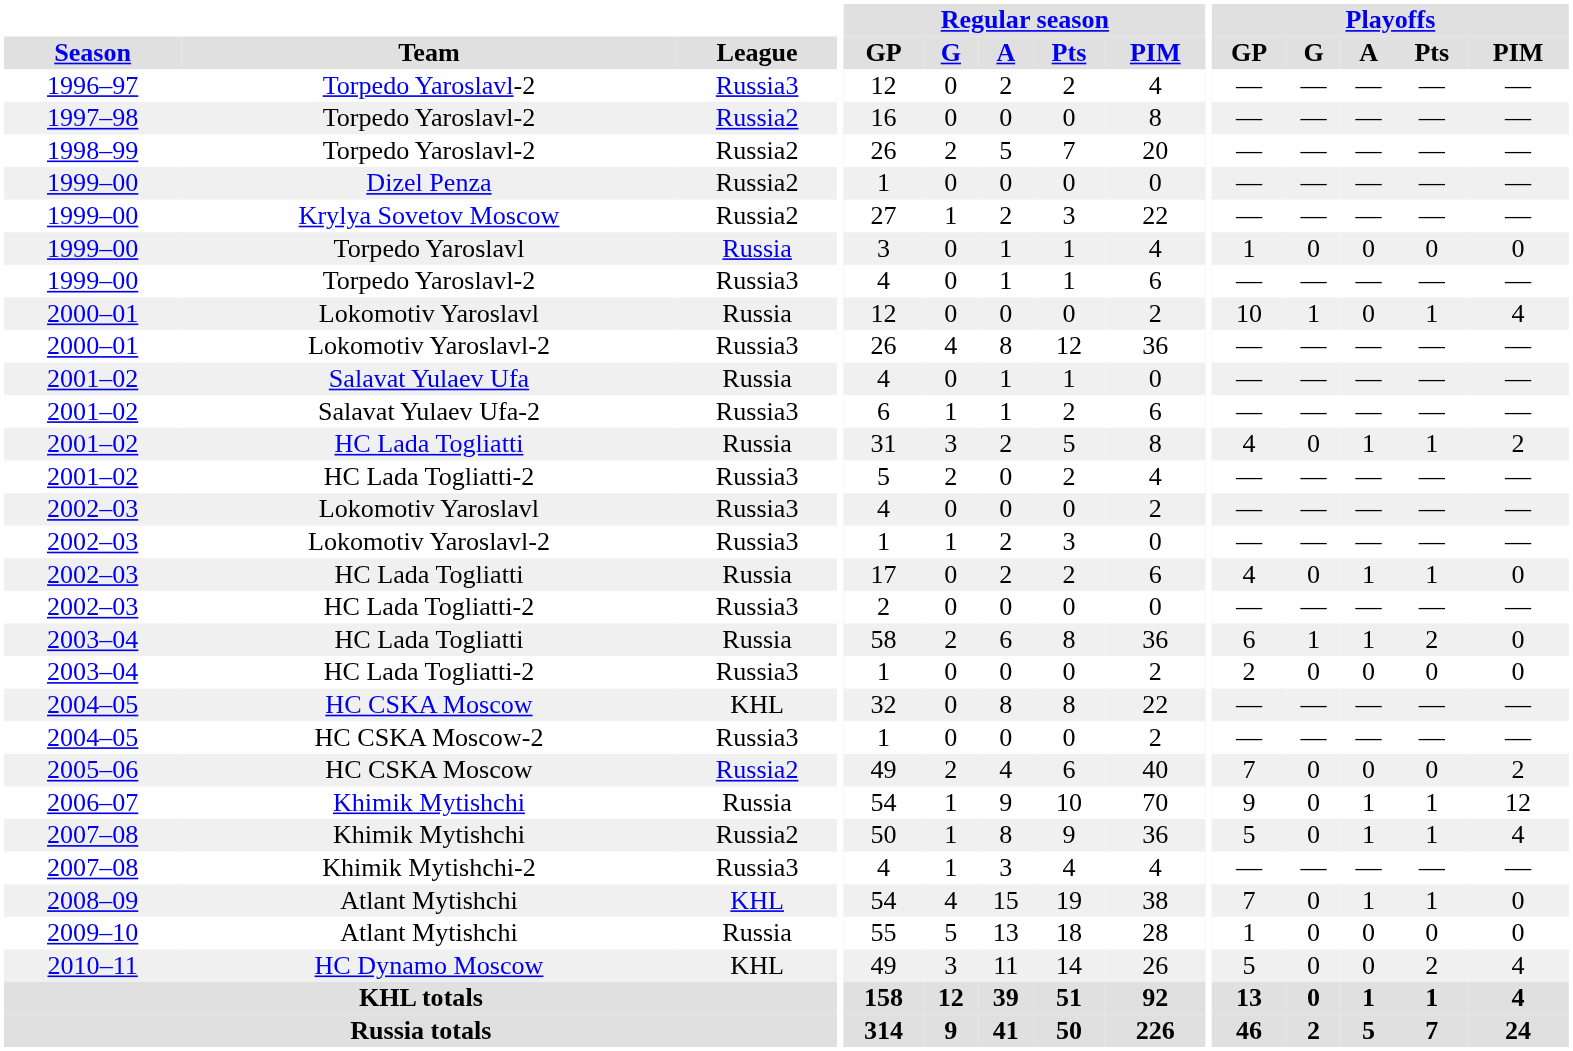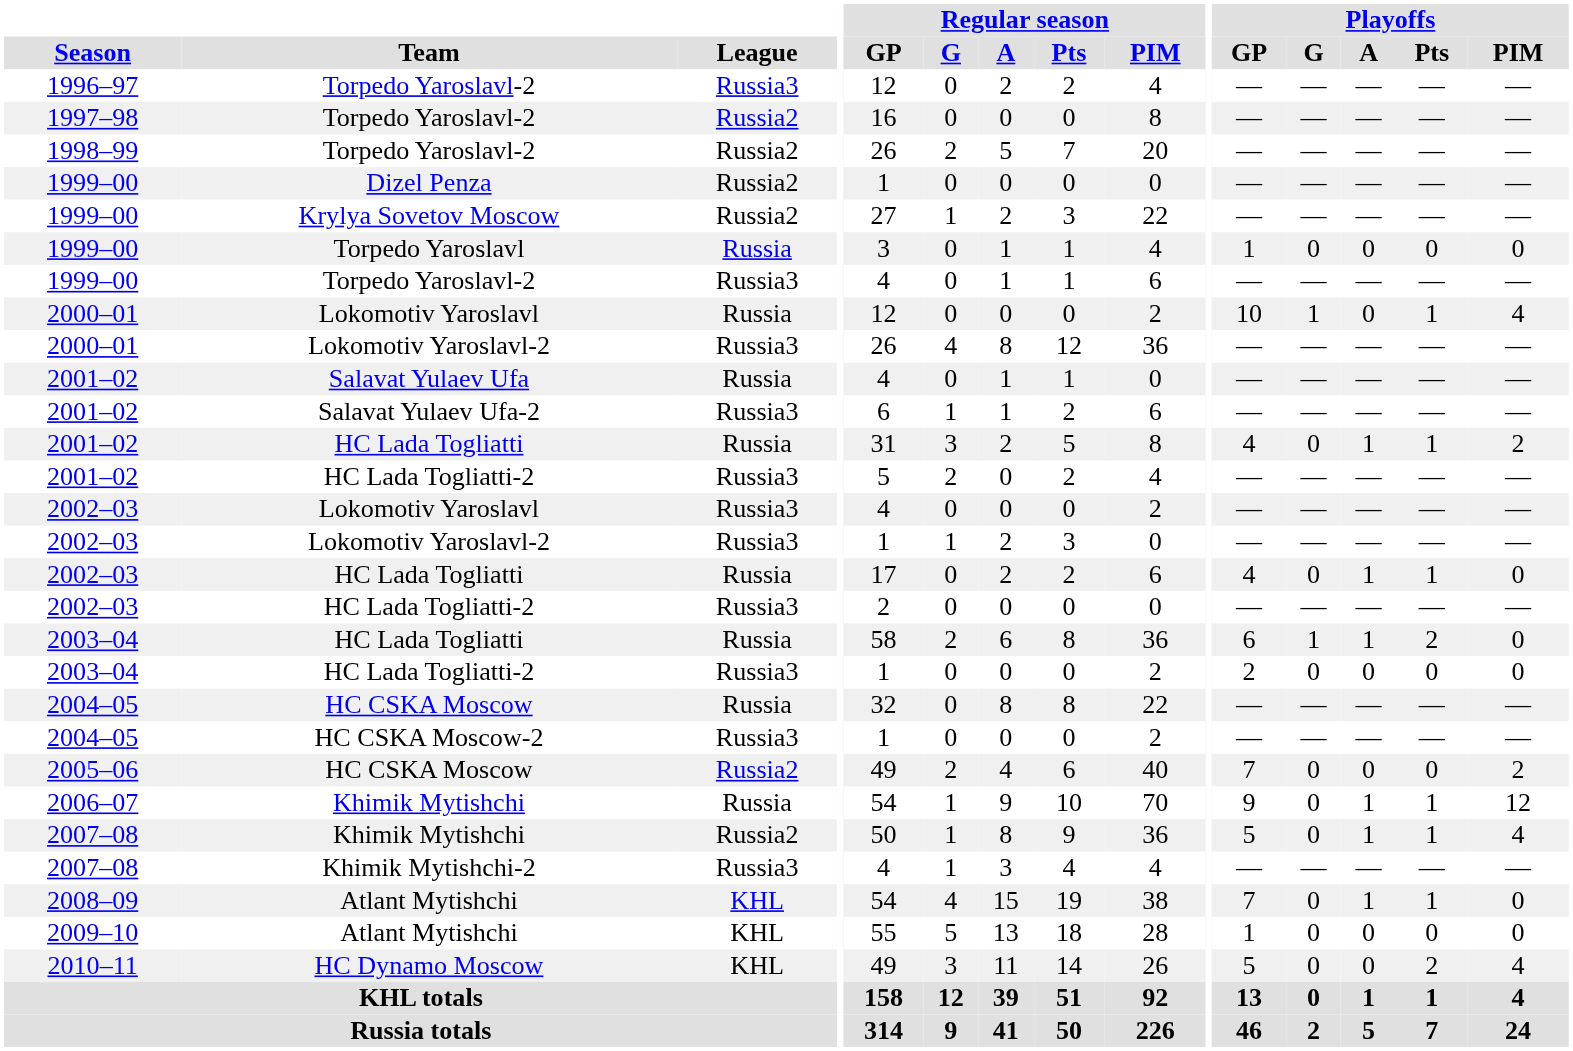(757, 704) KHL -> (757, 704) Russia
(757, 932) Russia -> (757, 932) KHL
